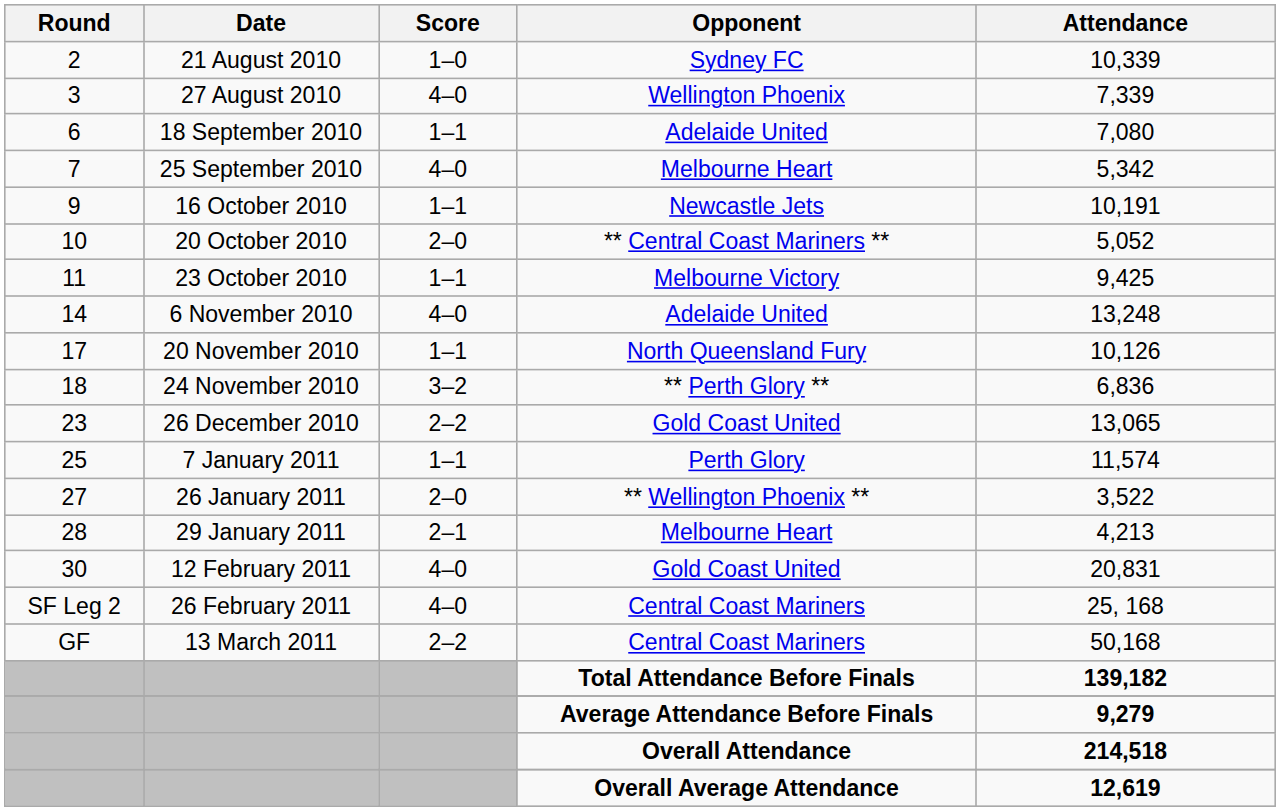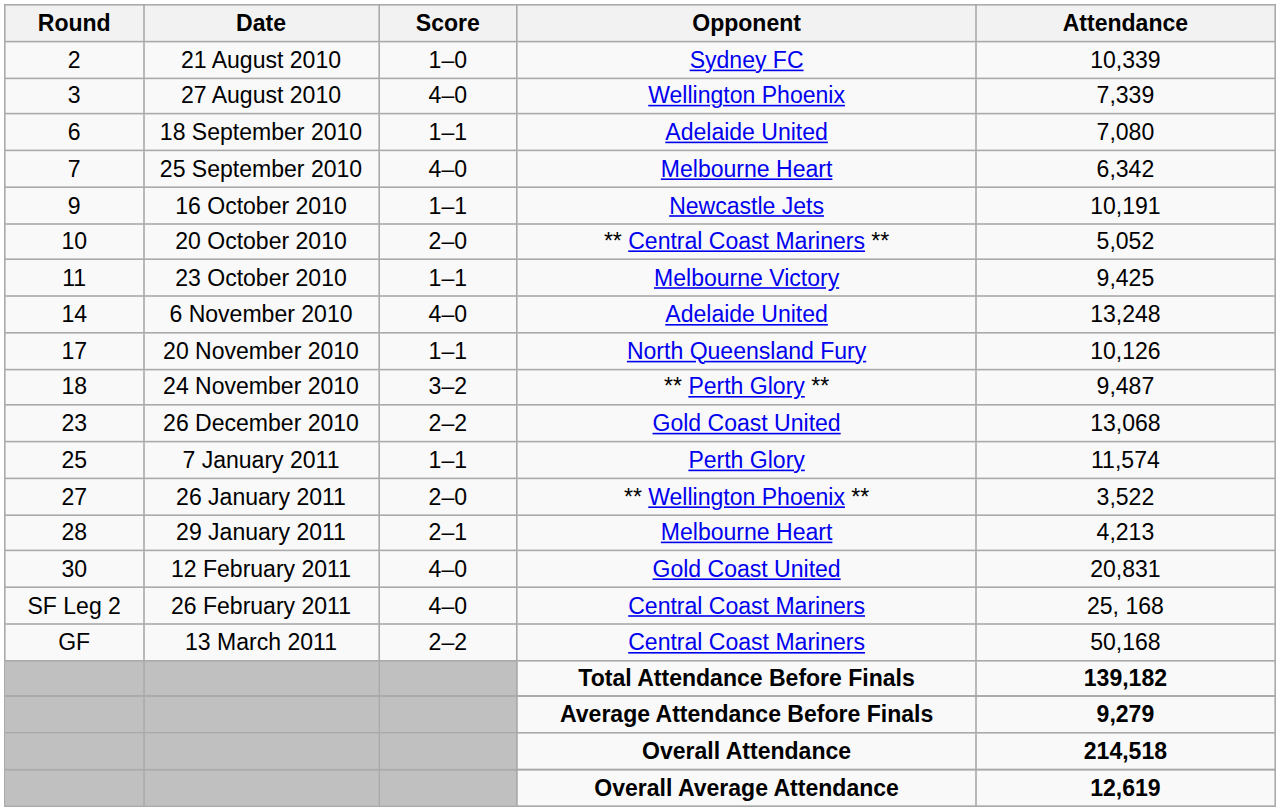(1125, 169) 5,342 -> (1125, 169) 6,342
(1125, 387) 6,836 -> (1125, 387) 9,487
(1125, 424) 13,065 -> (1125, 424) 13,068
